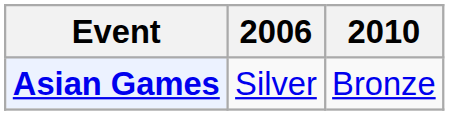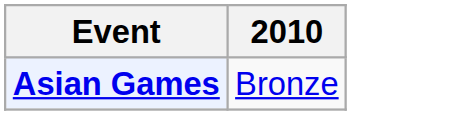- column: (276, 31)
